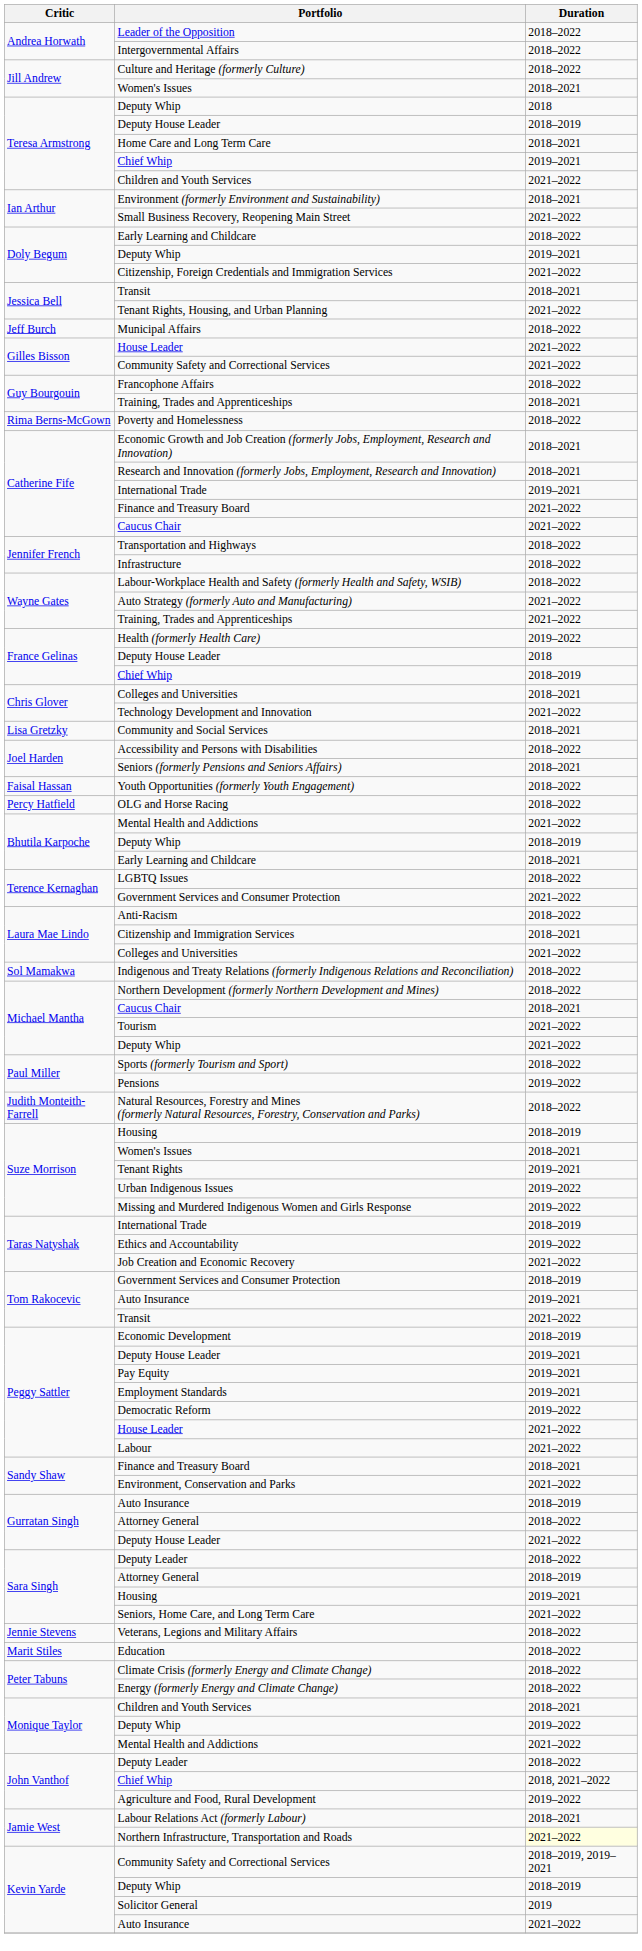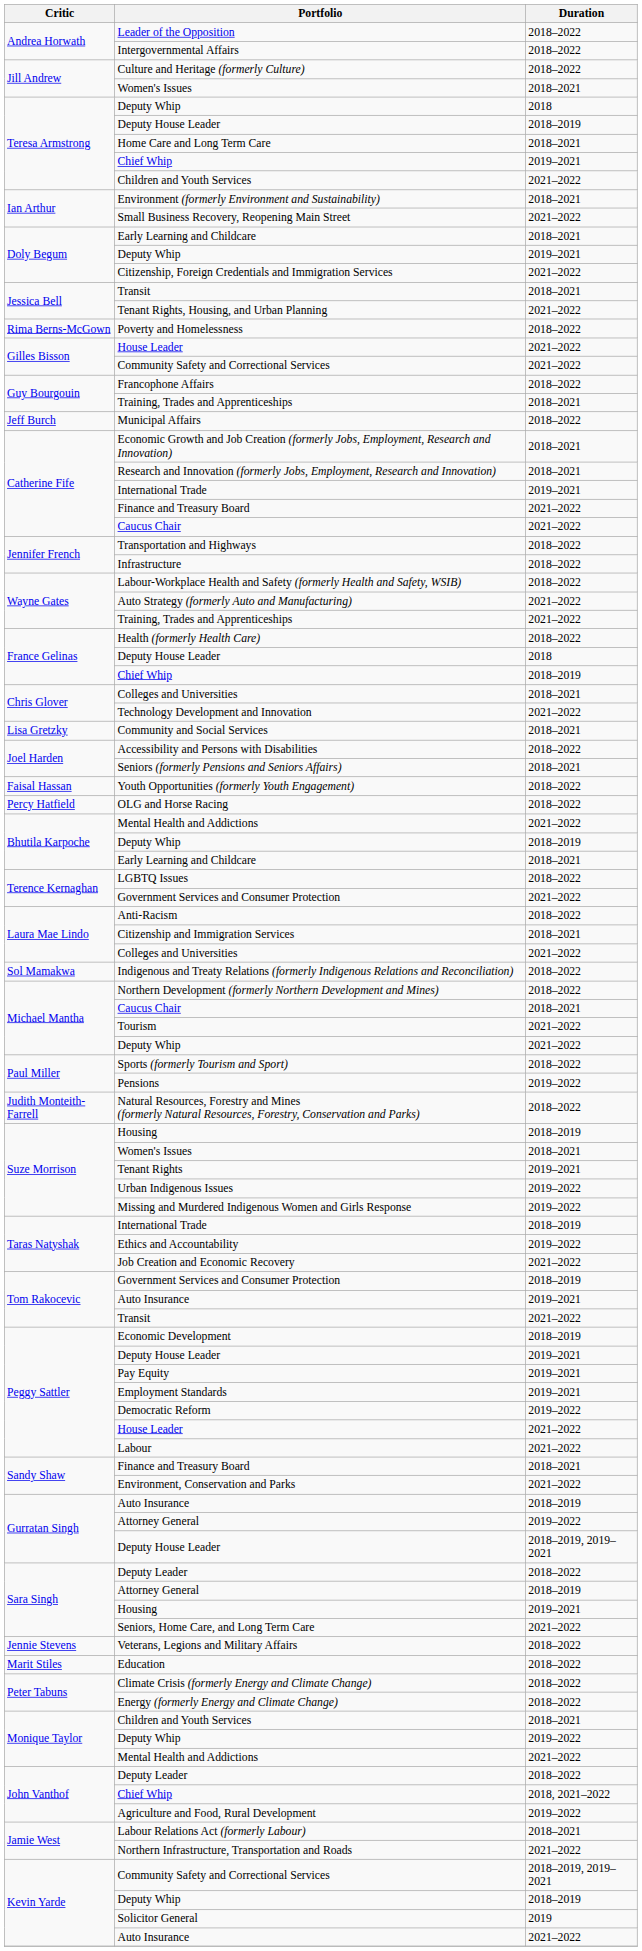(555, 236) 2018–2022 -> (555, 236) 2018–2021
rows swapped: (59, 421) <-> (31, 328)
(555, 638) 2019–2022 -> (555, 638) 2018–2022
(555, 1521) 2018–2022 -> (555, 1521) 2019–2022
(555, 1540) 2021–2022 -> (572, 1547) 2018–2019, 2019–2021
(555, 1836) lightyellow background -> (555, 1849) no background
